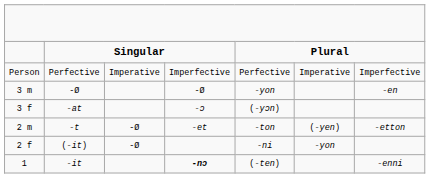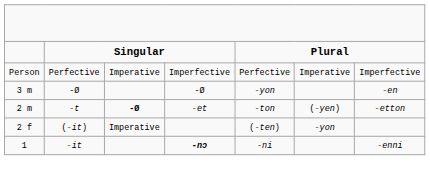- row: (74, 109)
(134, 128) normal -> (134, 109) bold
(134, 146) -Ø -> (134, 128) Imperative
(265, 146) -ni -> (265, 128) (-ten)
(265, 164) (-ten) -> (265, 146) -ni
